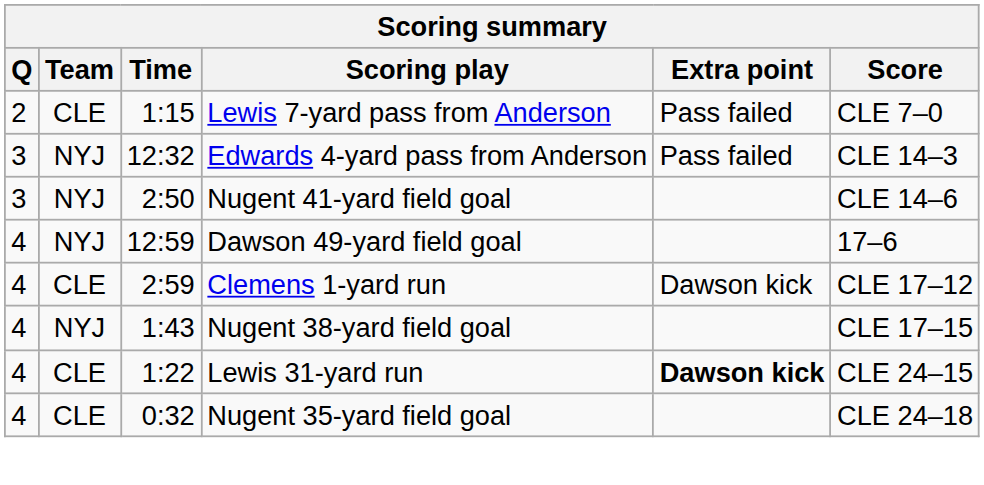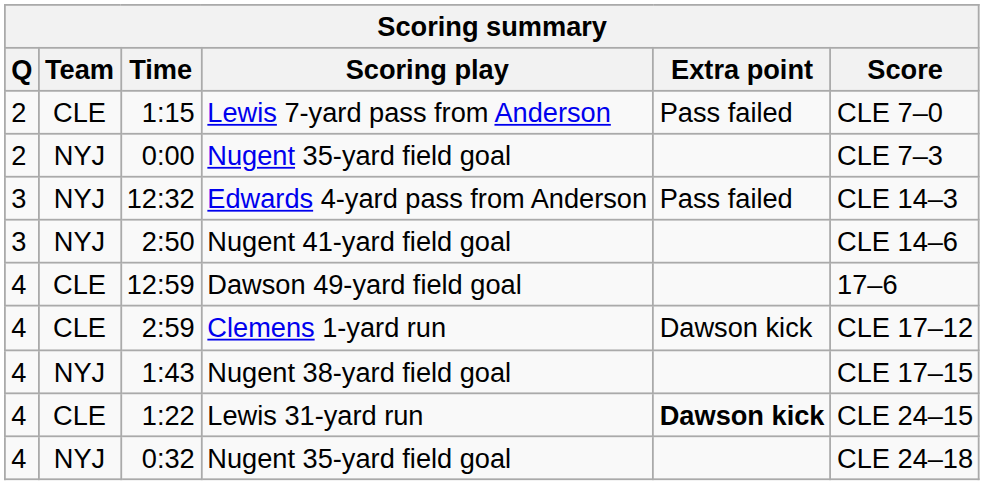+ row: (168, 156)
(80, 242) NYJ -> (80, 285) CLE
(80, 414) CLE -> (80, 457) NYJ
